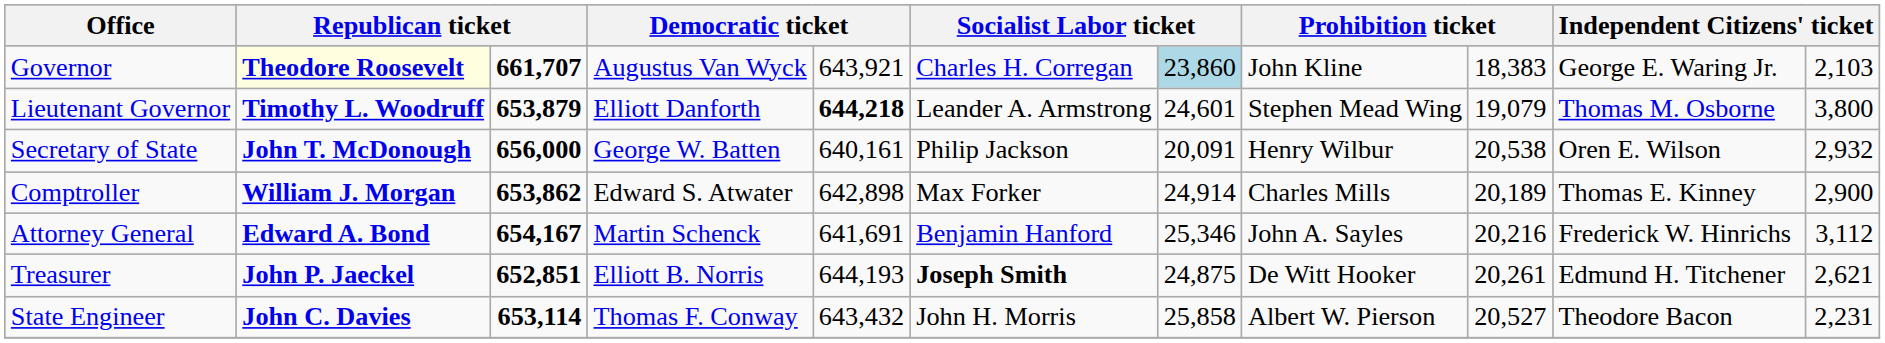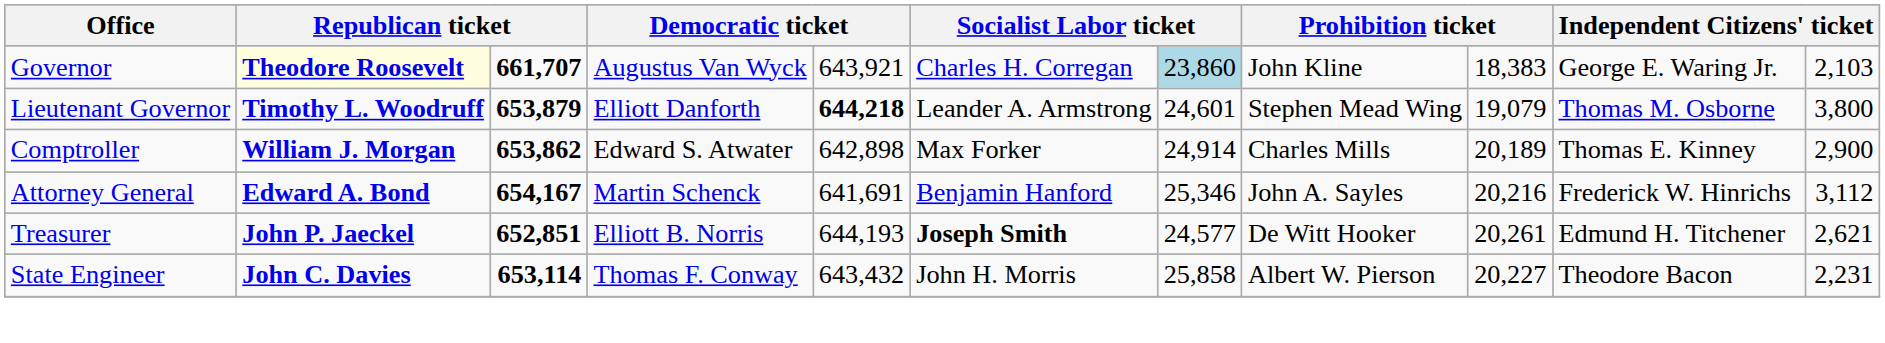- row: (104, 150)
(1200, 274) 24,875 -> (1200, 233) 24,577
(1510, 316) 20,527 -> (1510, 274) 20,227
